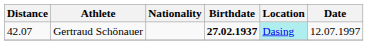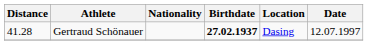(20, 31) 42.07 -> (20, 31) 41.28
(278, 31) paleturquoise background -> (278, 31) no background
